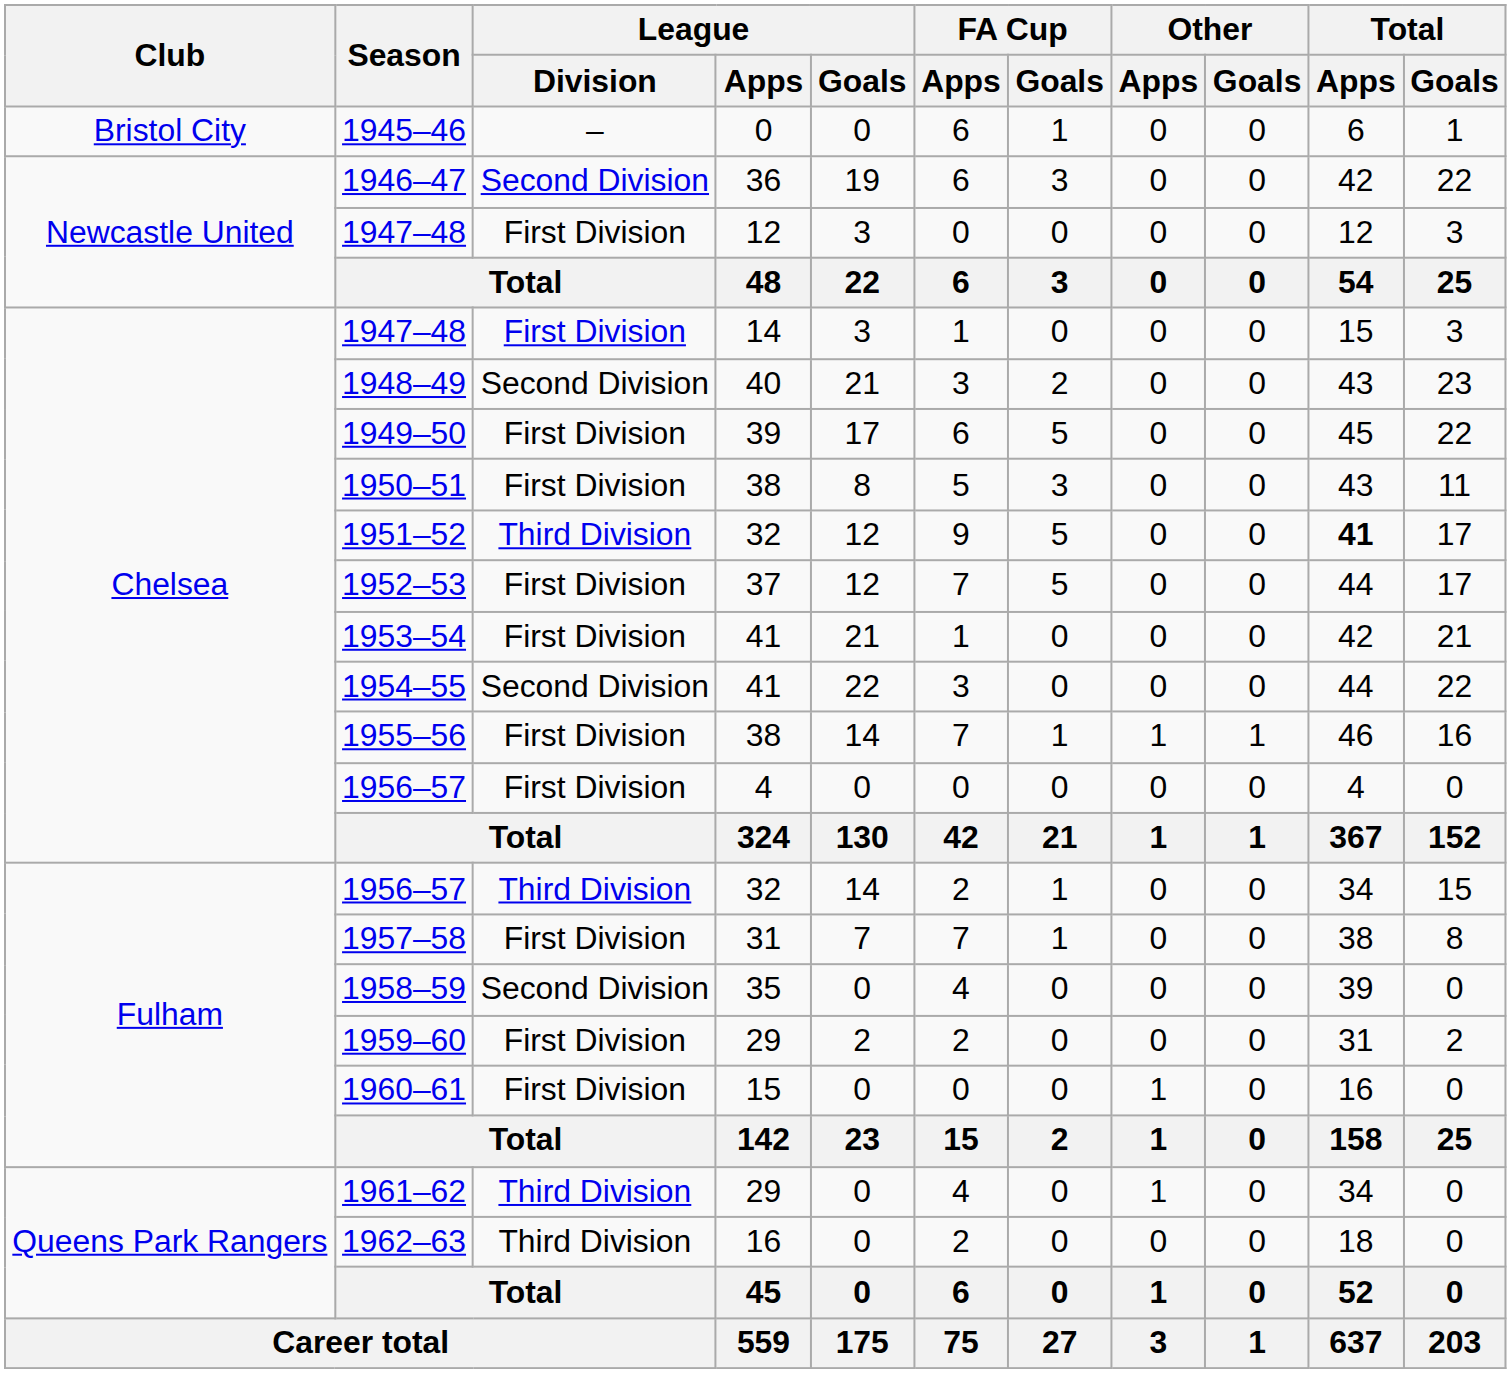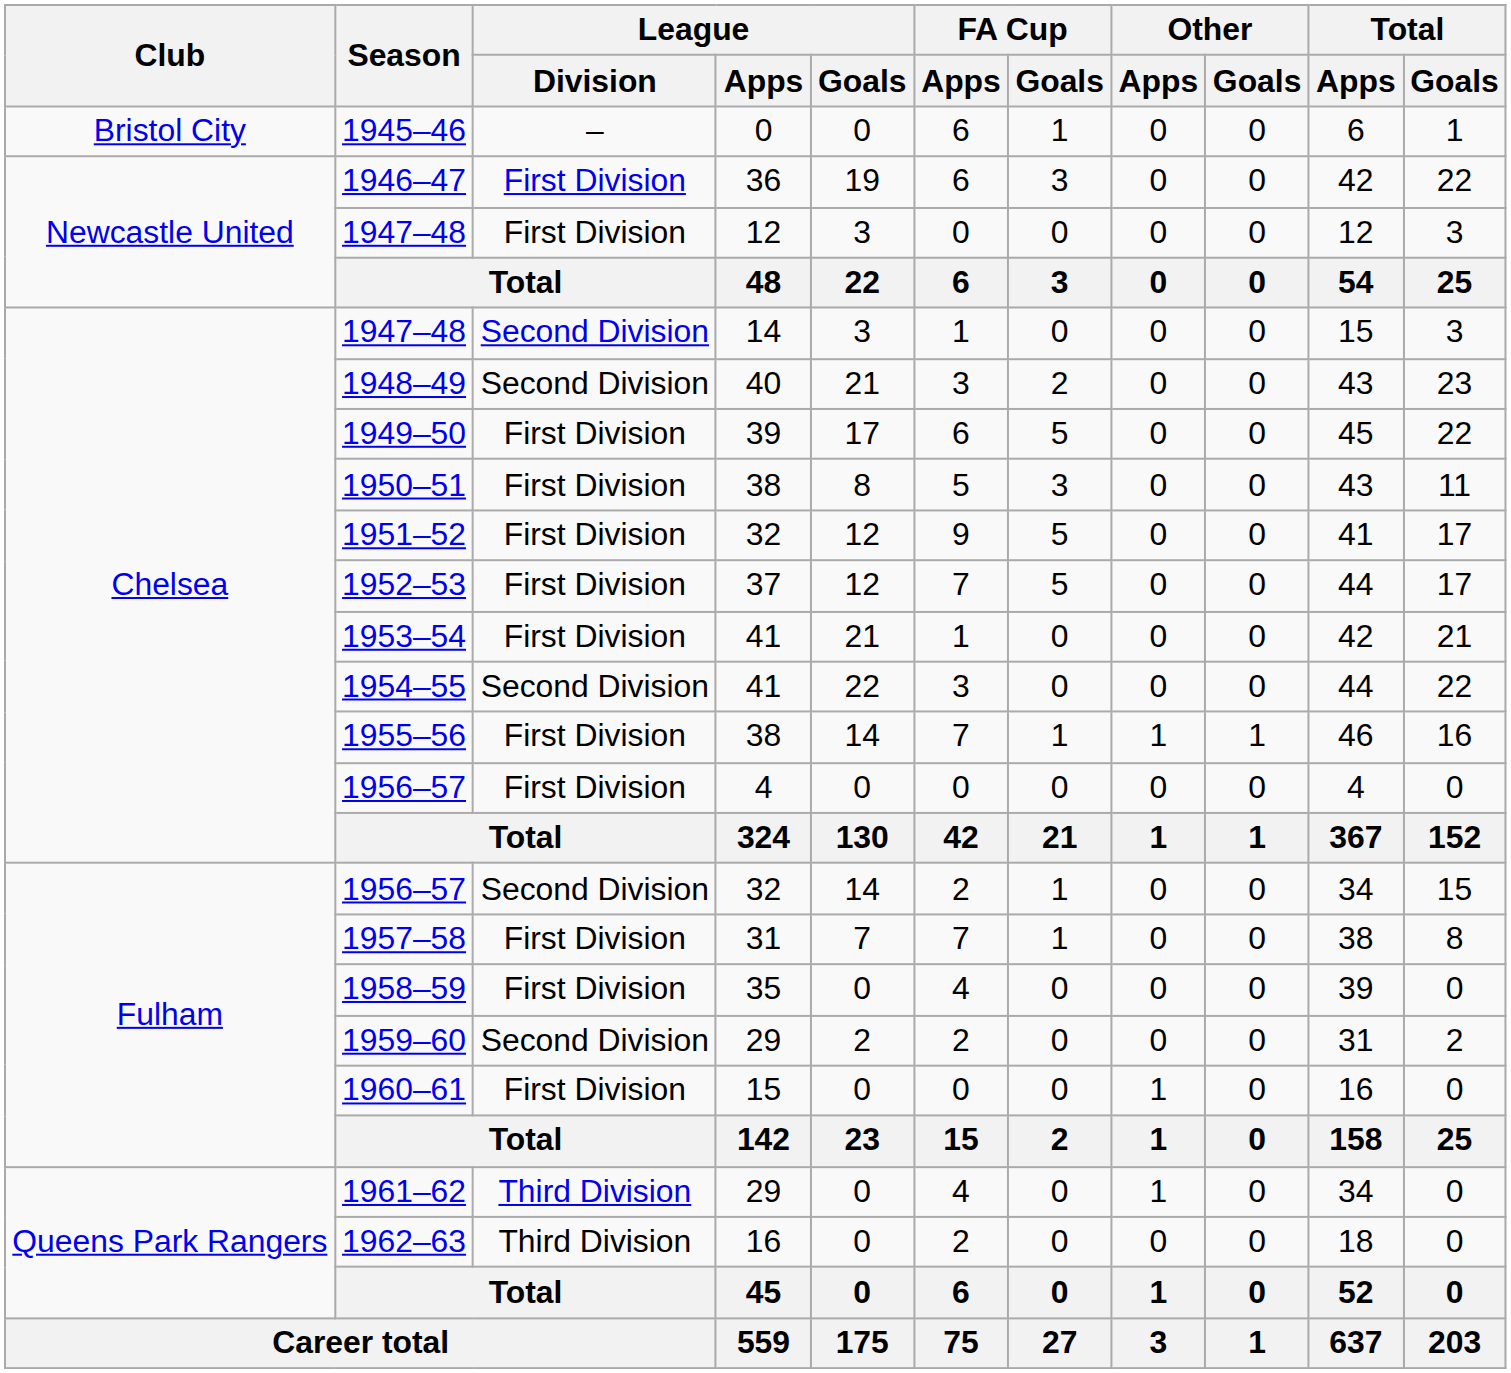(595, 181) Second Division -> (595, 181) First Division
(595, 332) First Division -> (595, 332) Second Division
(595, 534) Third Division -> (595, 534) First Division
(1356, 534) bold -> (1356, 534) normal
(595, 888) Third Division -> (595, 888) Second Division
(595, 989) Second Division -> (595, 989) First Division
(595, 1039) First Division -> (595, 1039) Second Division
